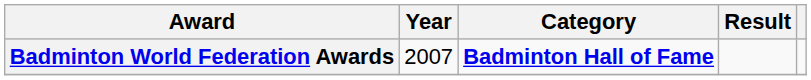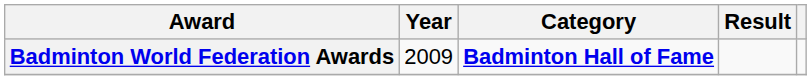(429, 56) 2007 -> (429, 56) 2009
